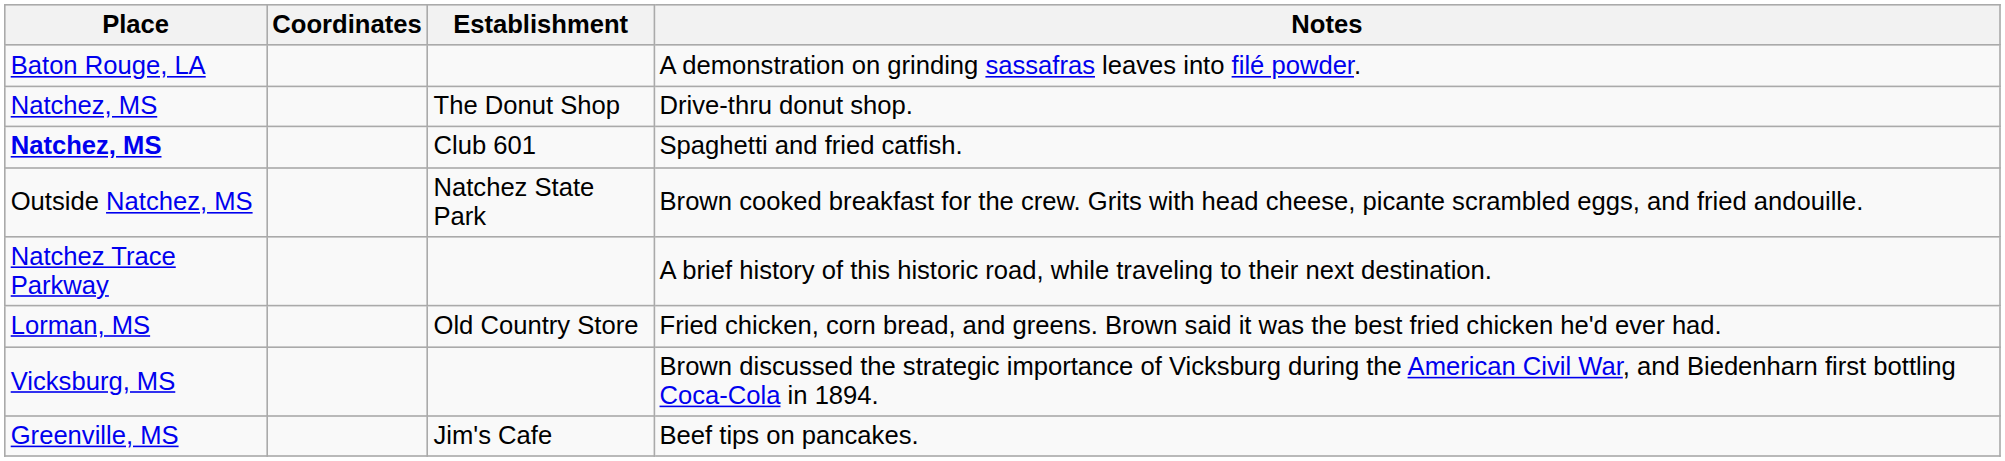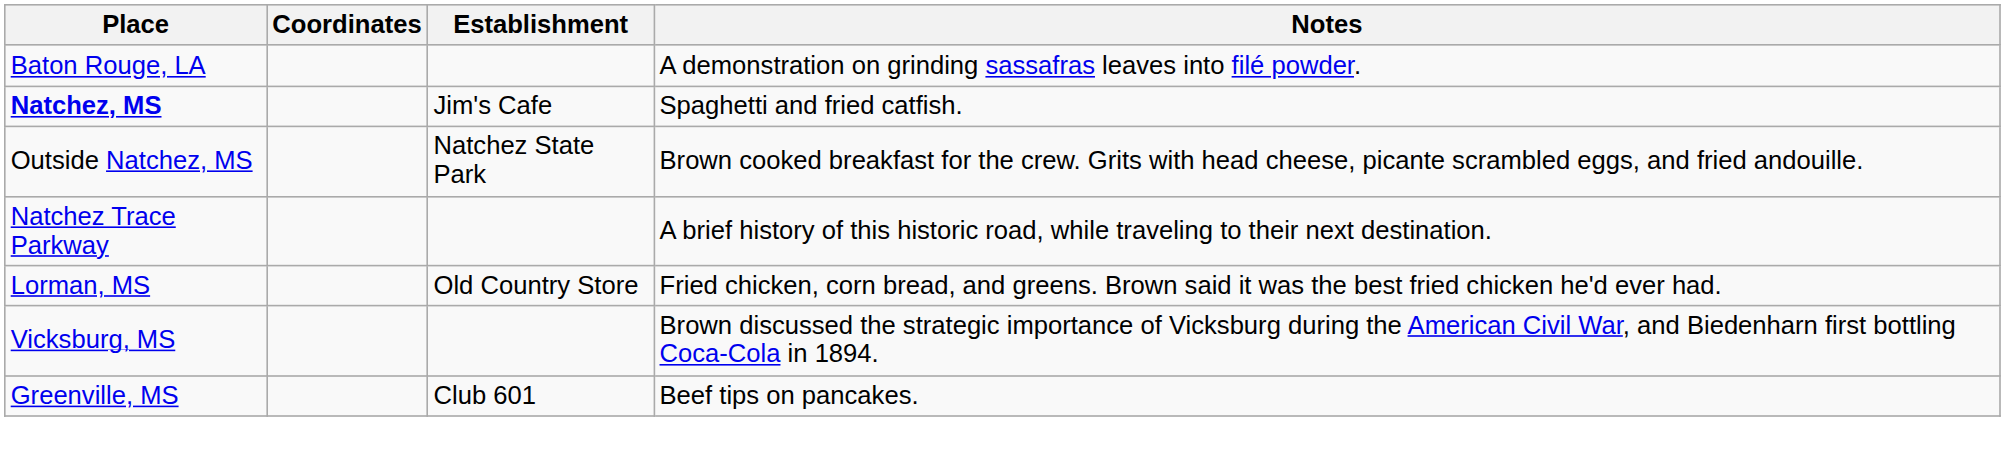- row: (786, 106)
(485, 146) Club 601 -> (493, 106) Jim's Cafe
(493, 436) Jim's Cafe -> (485, 395) Club 601
